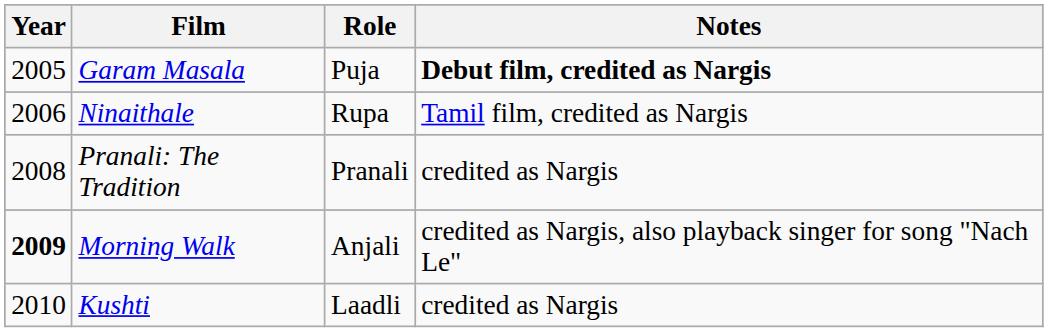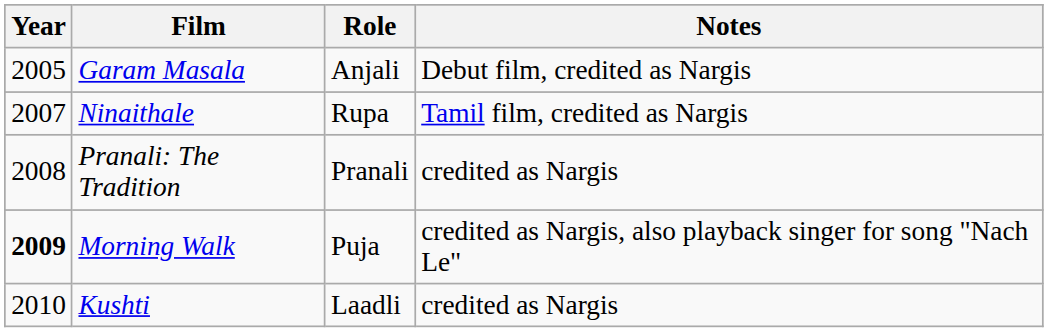(355, 69) Puja -> (365, 69) Anjali
(596, 69) bold -> (586, 69) normal
(39, 112) 2006 -> (39, 112) 2007
(365, 245) Anjali -> (355, 245) Puja
